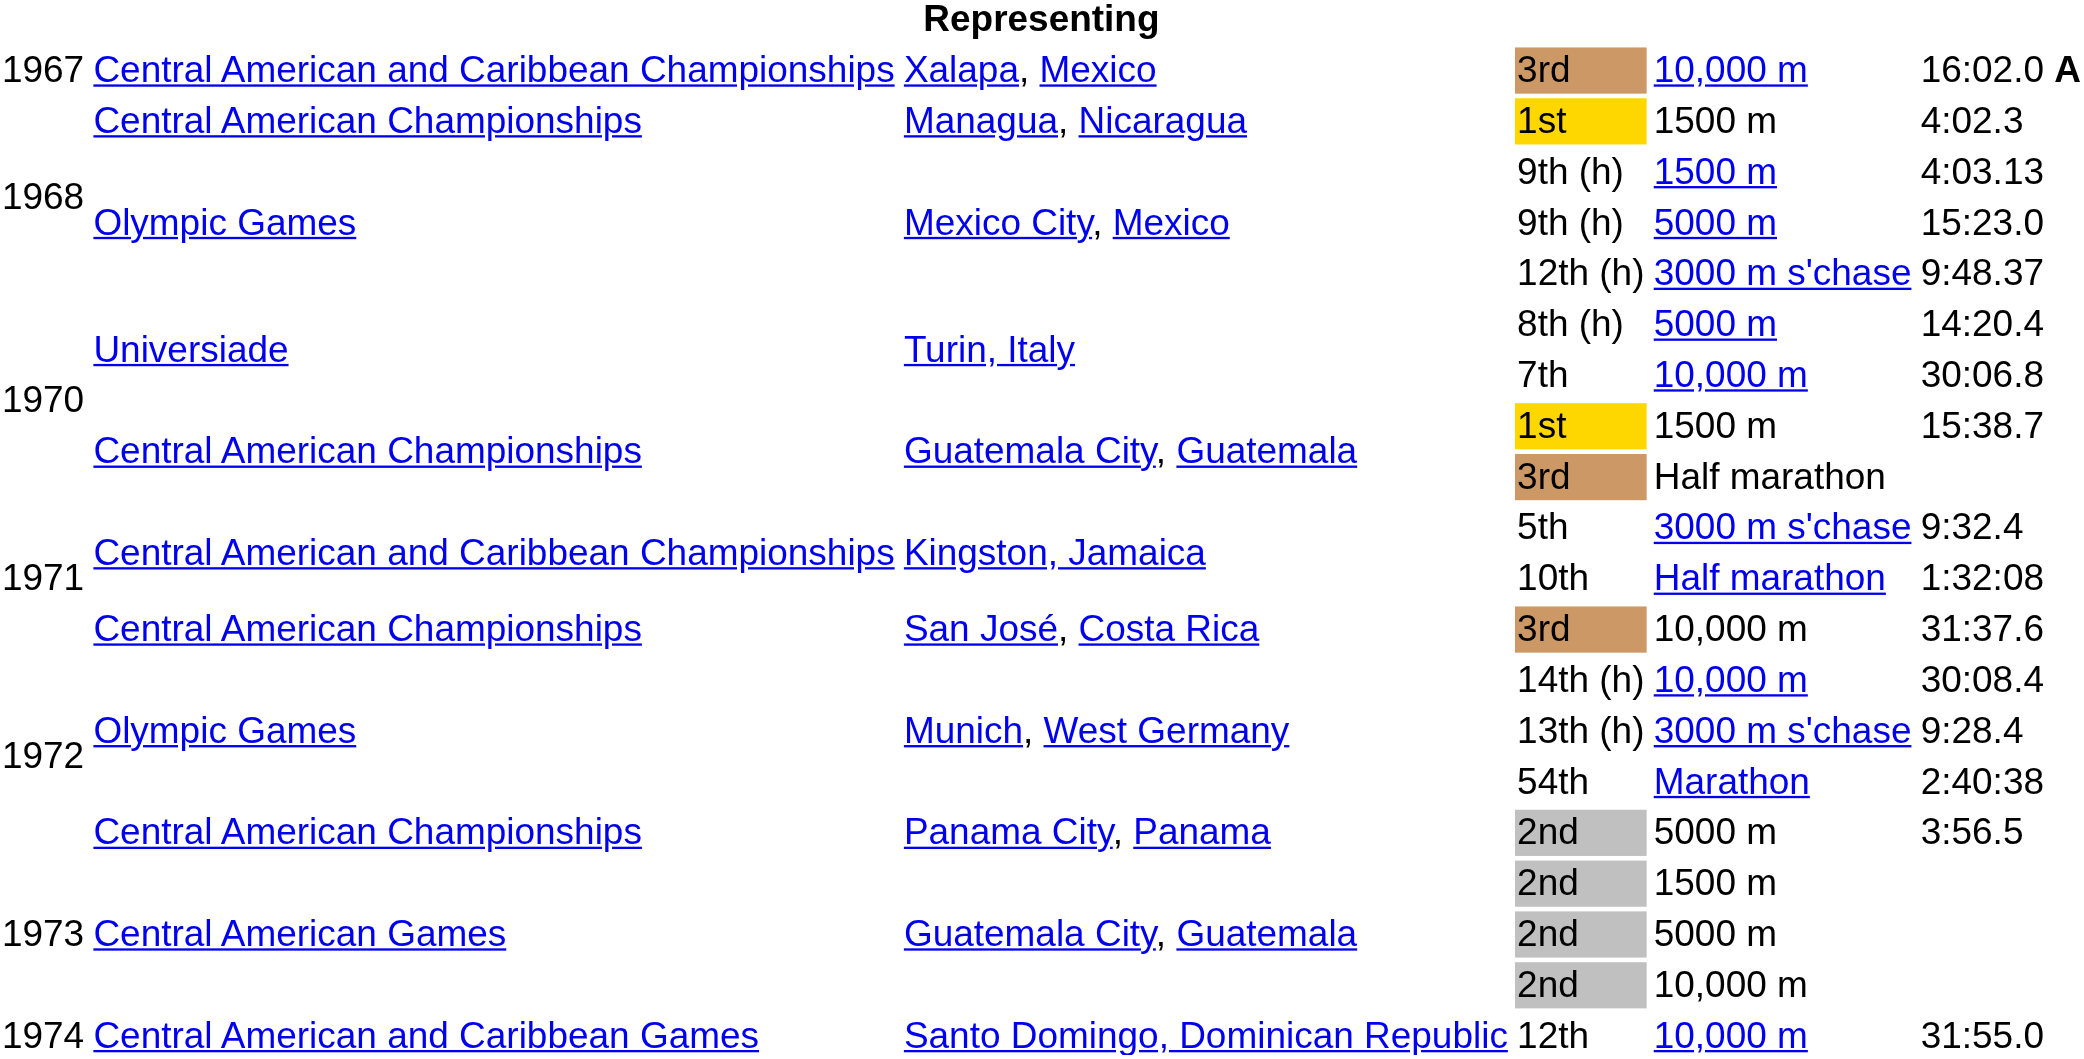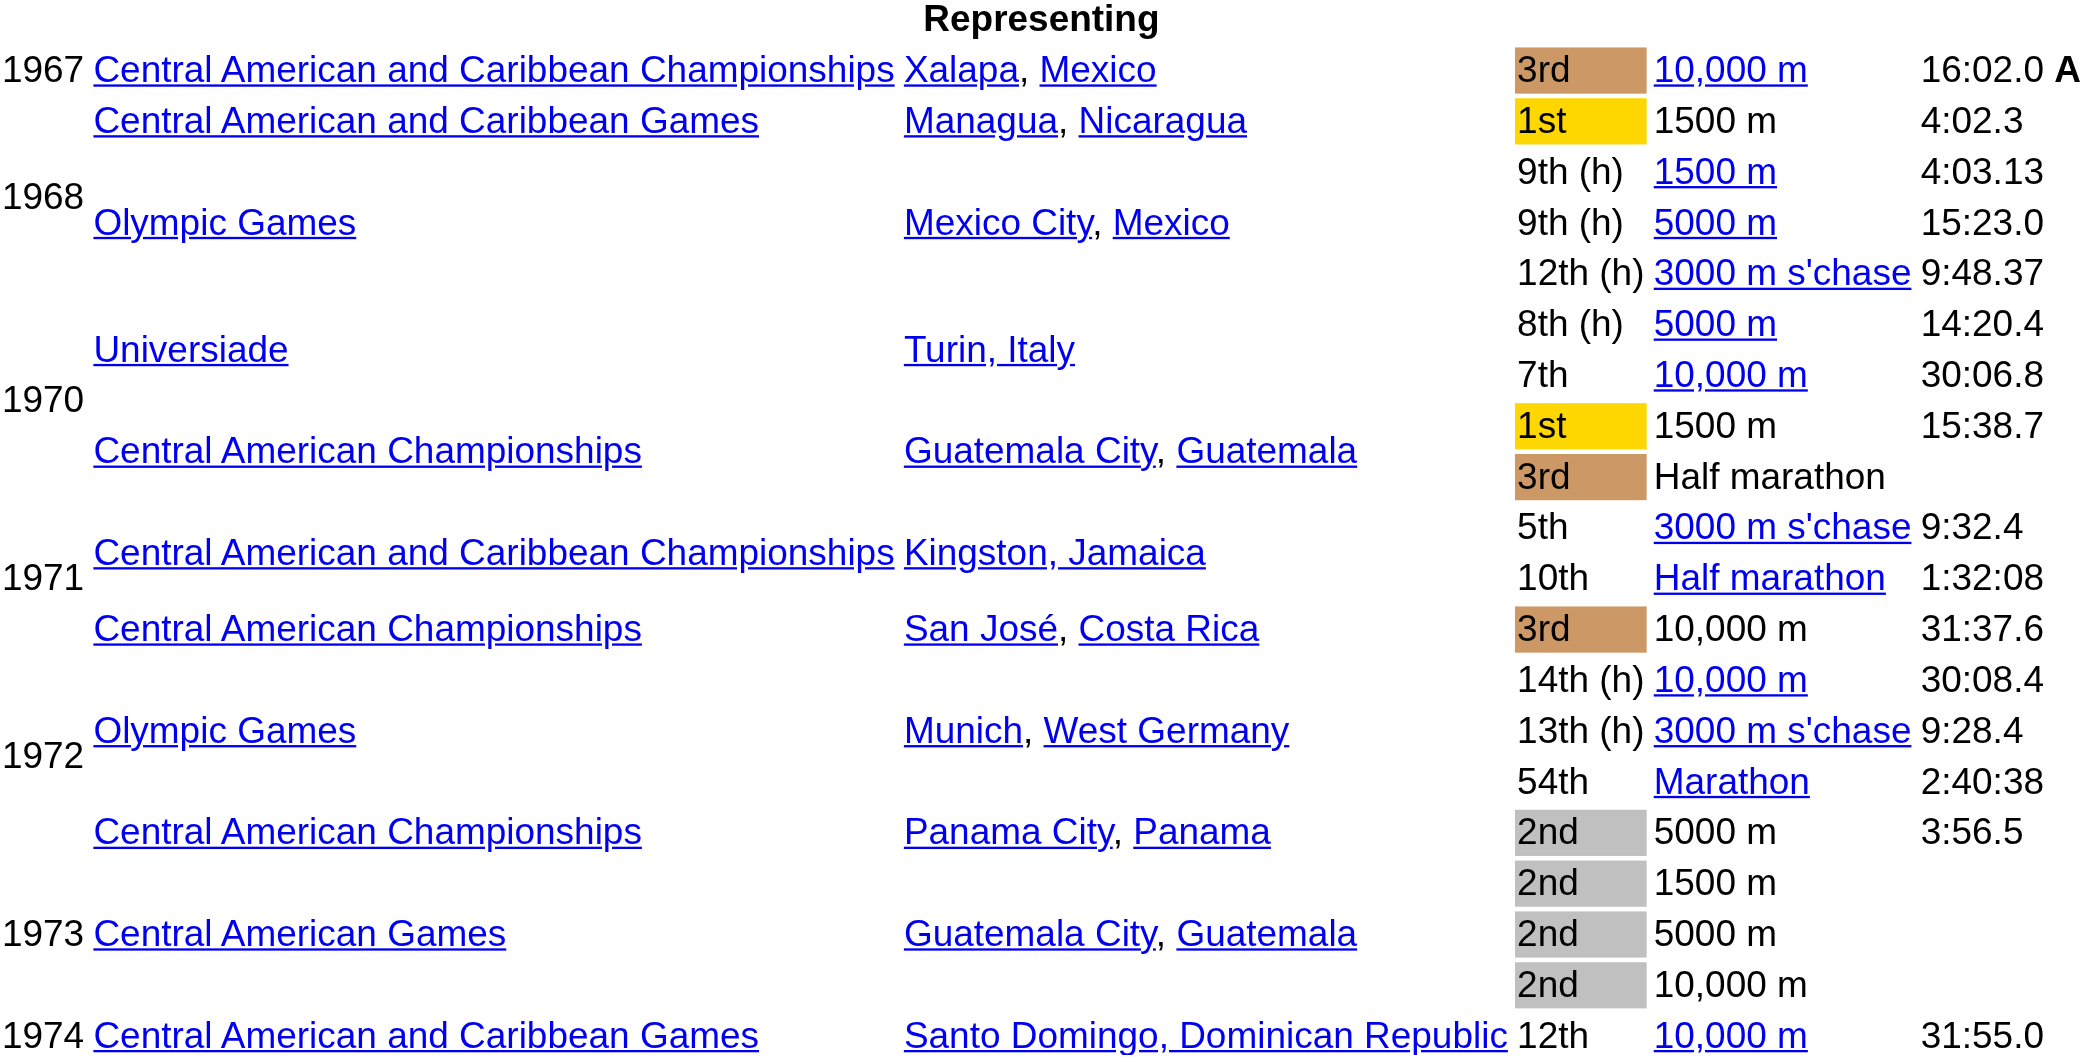(368, 120) Central American Championships -> (426, 120) Central American and Caribbean Games
